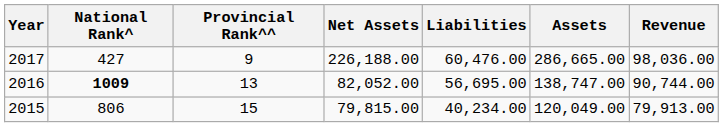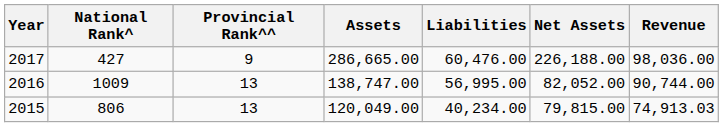columns swapped: (580, 26) <-> (373, 26)
(111, 84) bold -> (111, 84) normal
(486, 84) 56,695.00 -> (486, 84) 56,995.00
(249, 109) 15 -> (249, 109) 13
(674, 109) 79,913.00 -> (674, 109) 74,913.03
